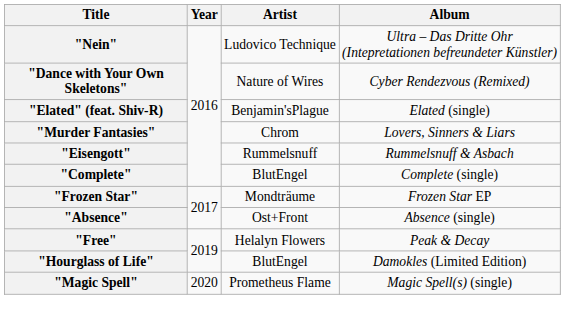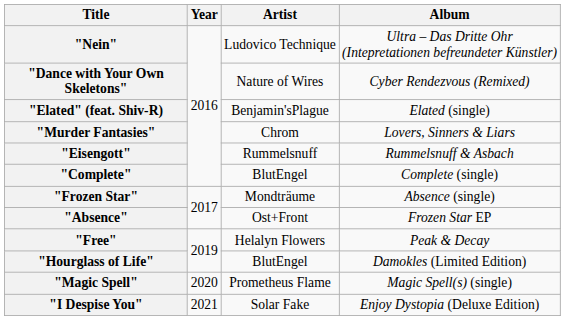(450, 196) Frozen Star EP -> (450, 196) Absence (single)
(450, 218) Absence (single) -> (450, 218) Frozen Star EP
+ row: (96, 304)
